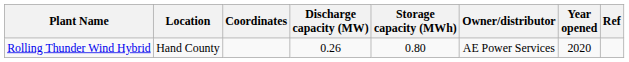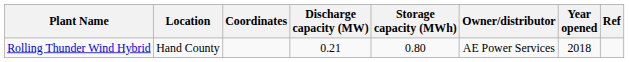(331, 48) 0.26 -> (331, 48) 0.21
(579, 48) 2020 -> (579, 48) 2018
